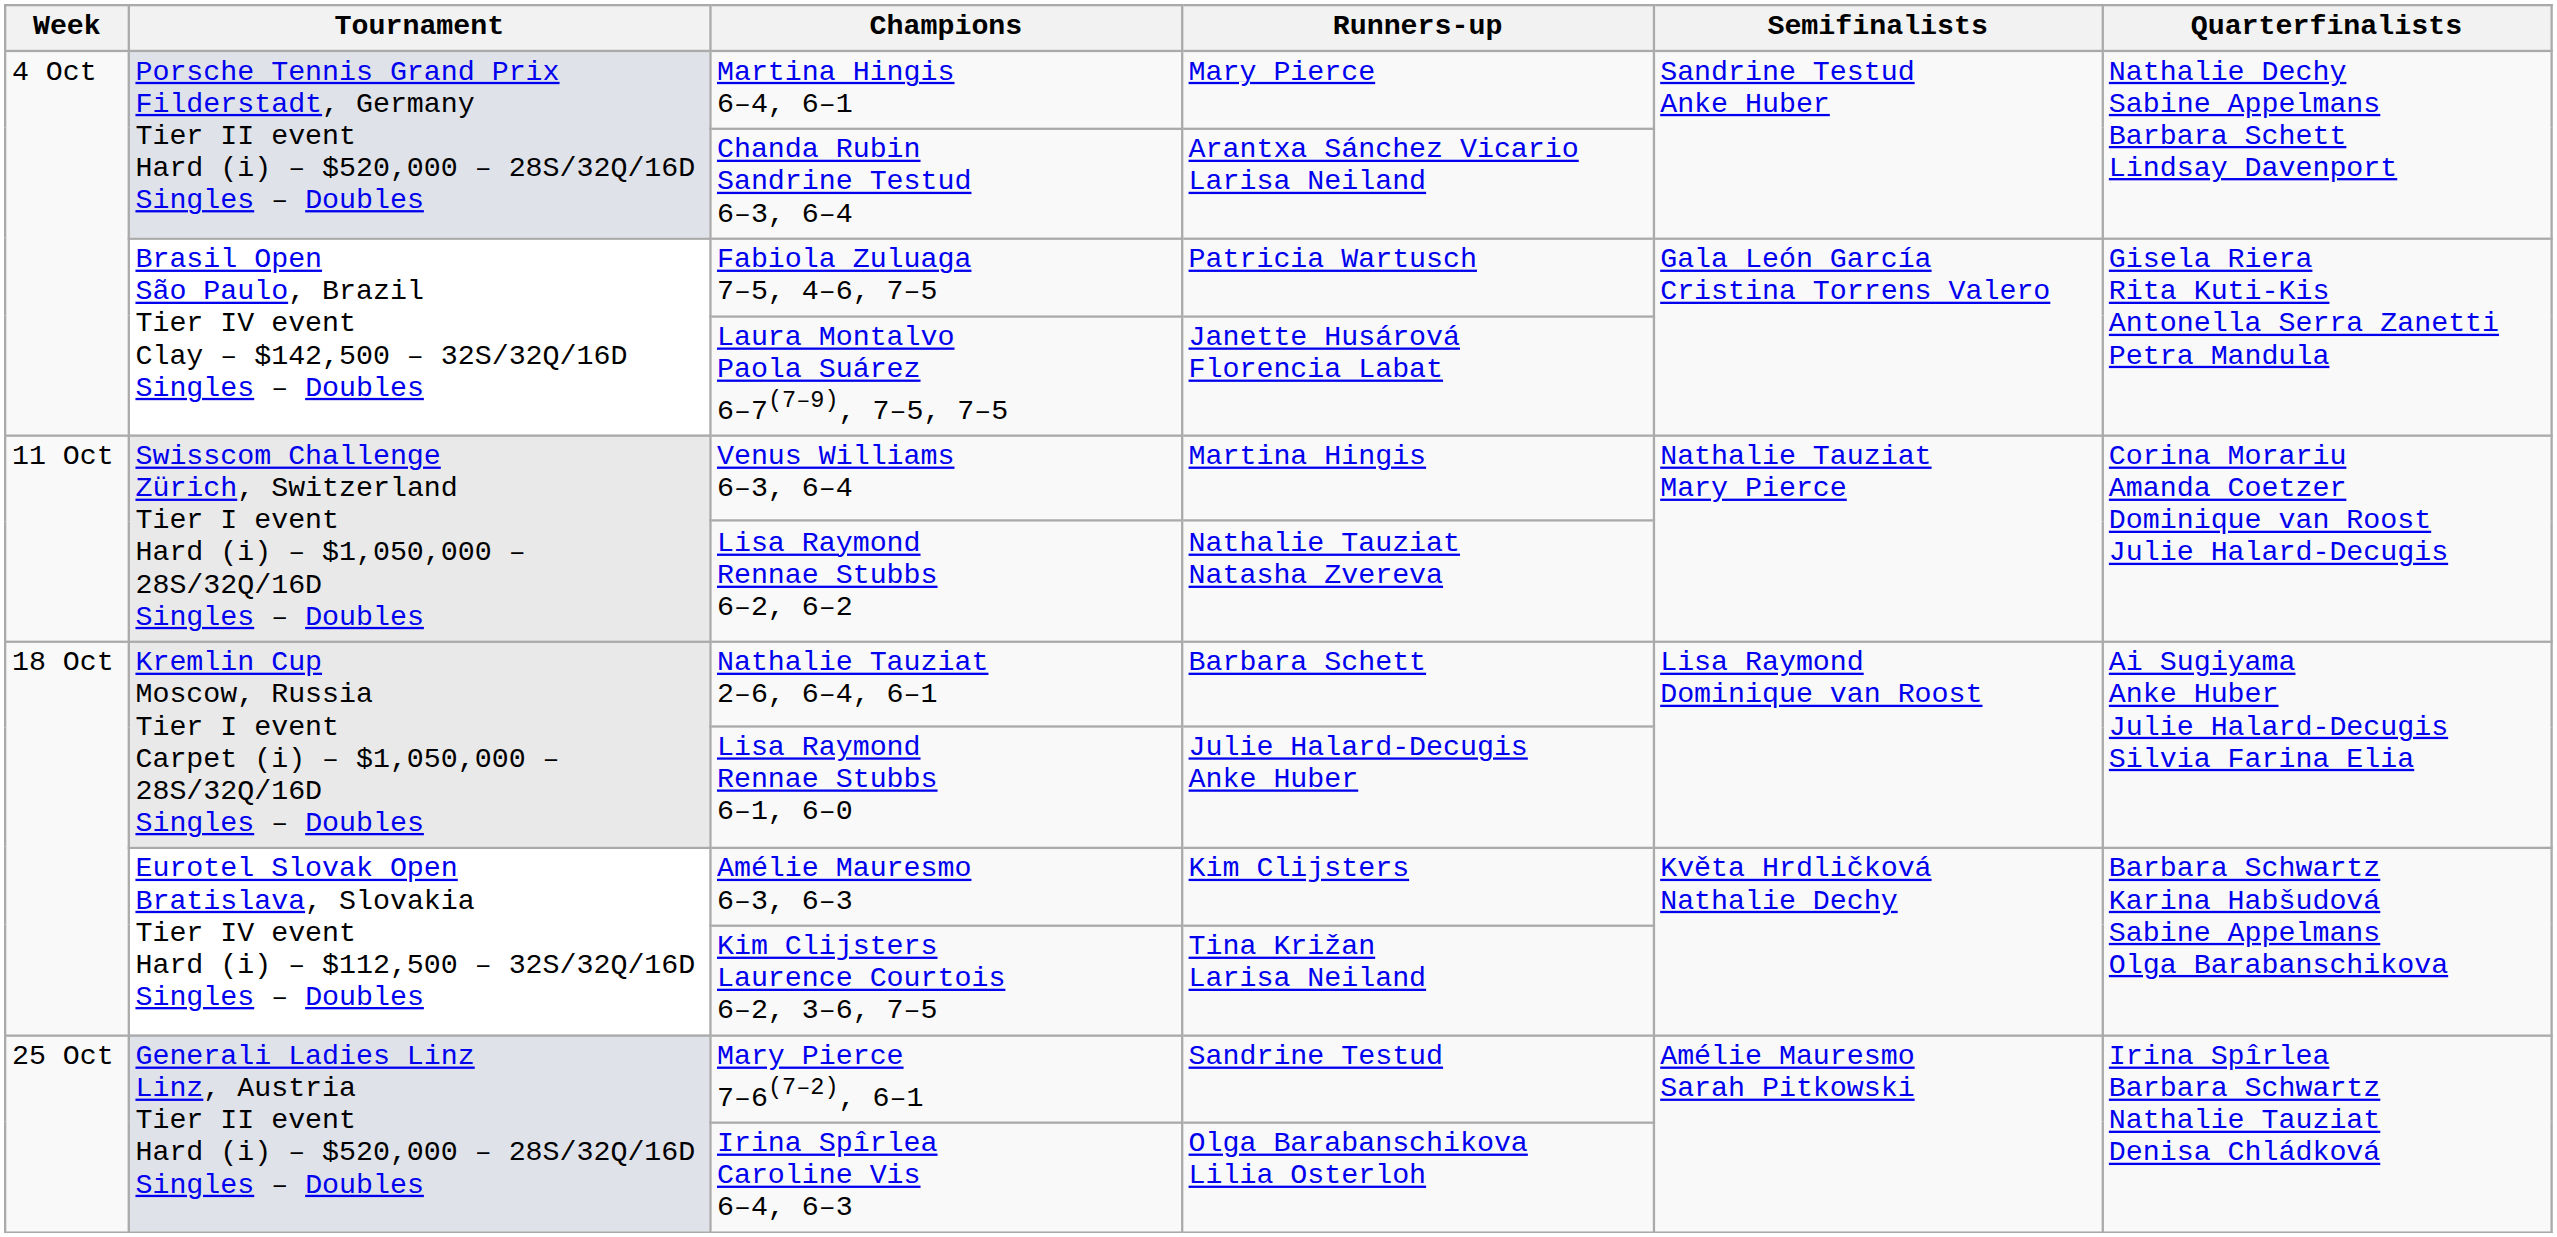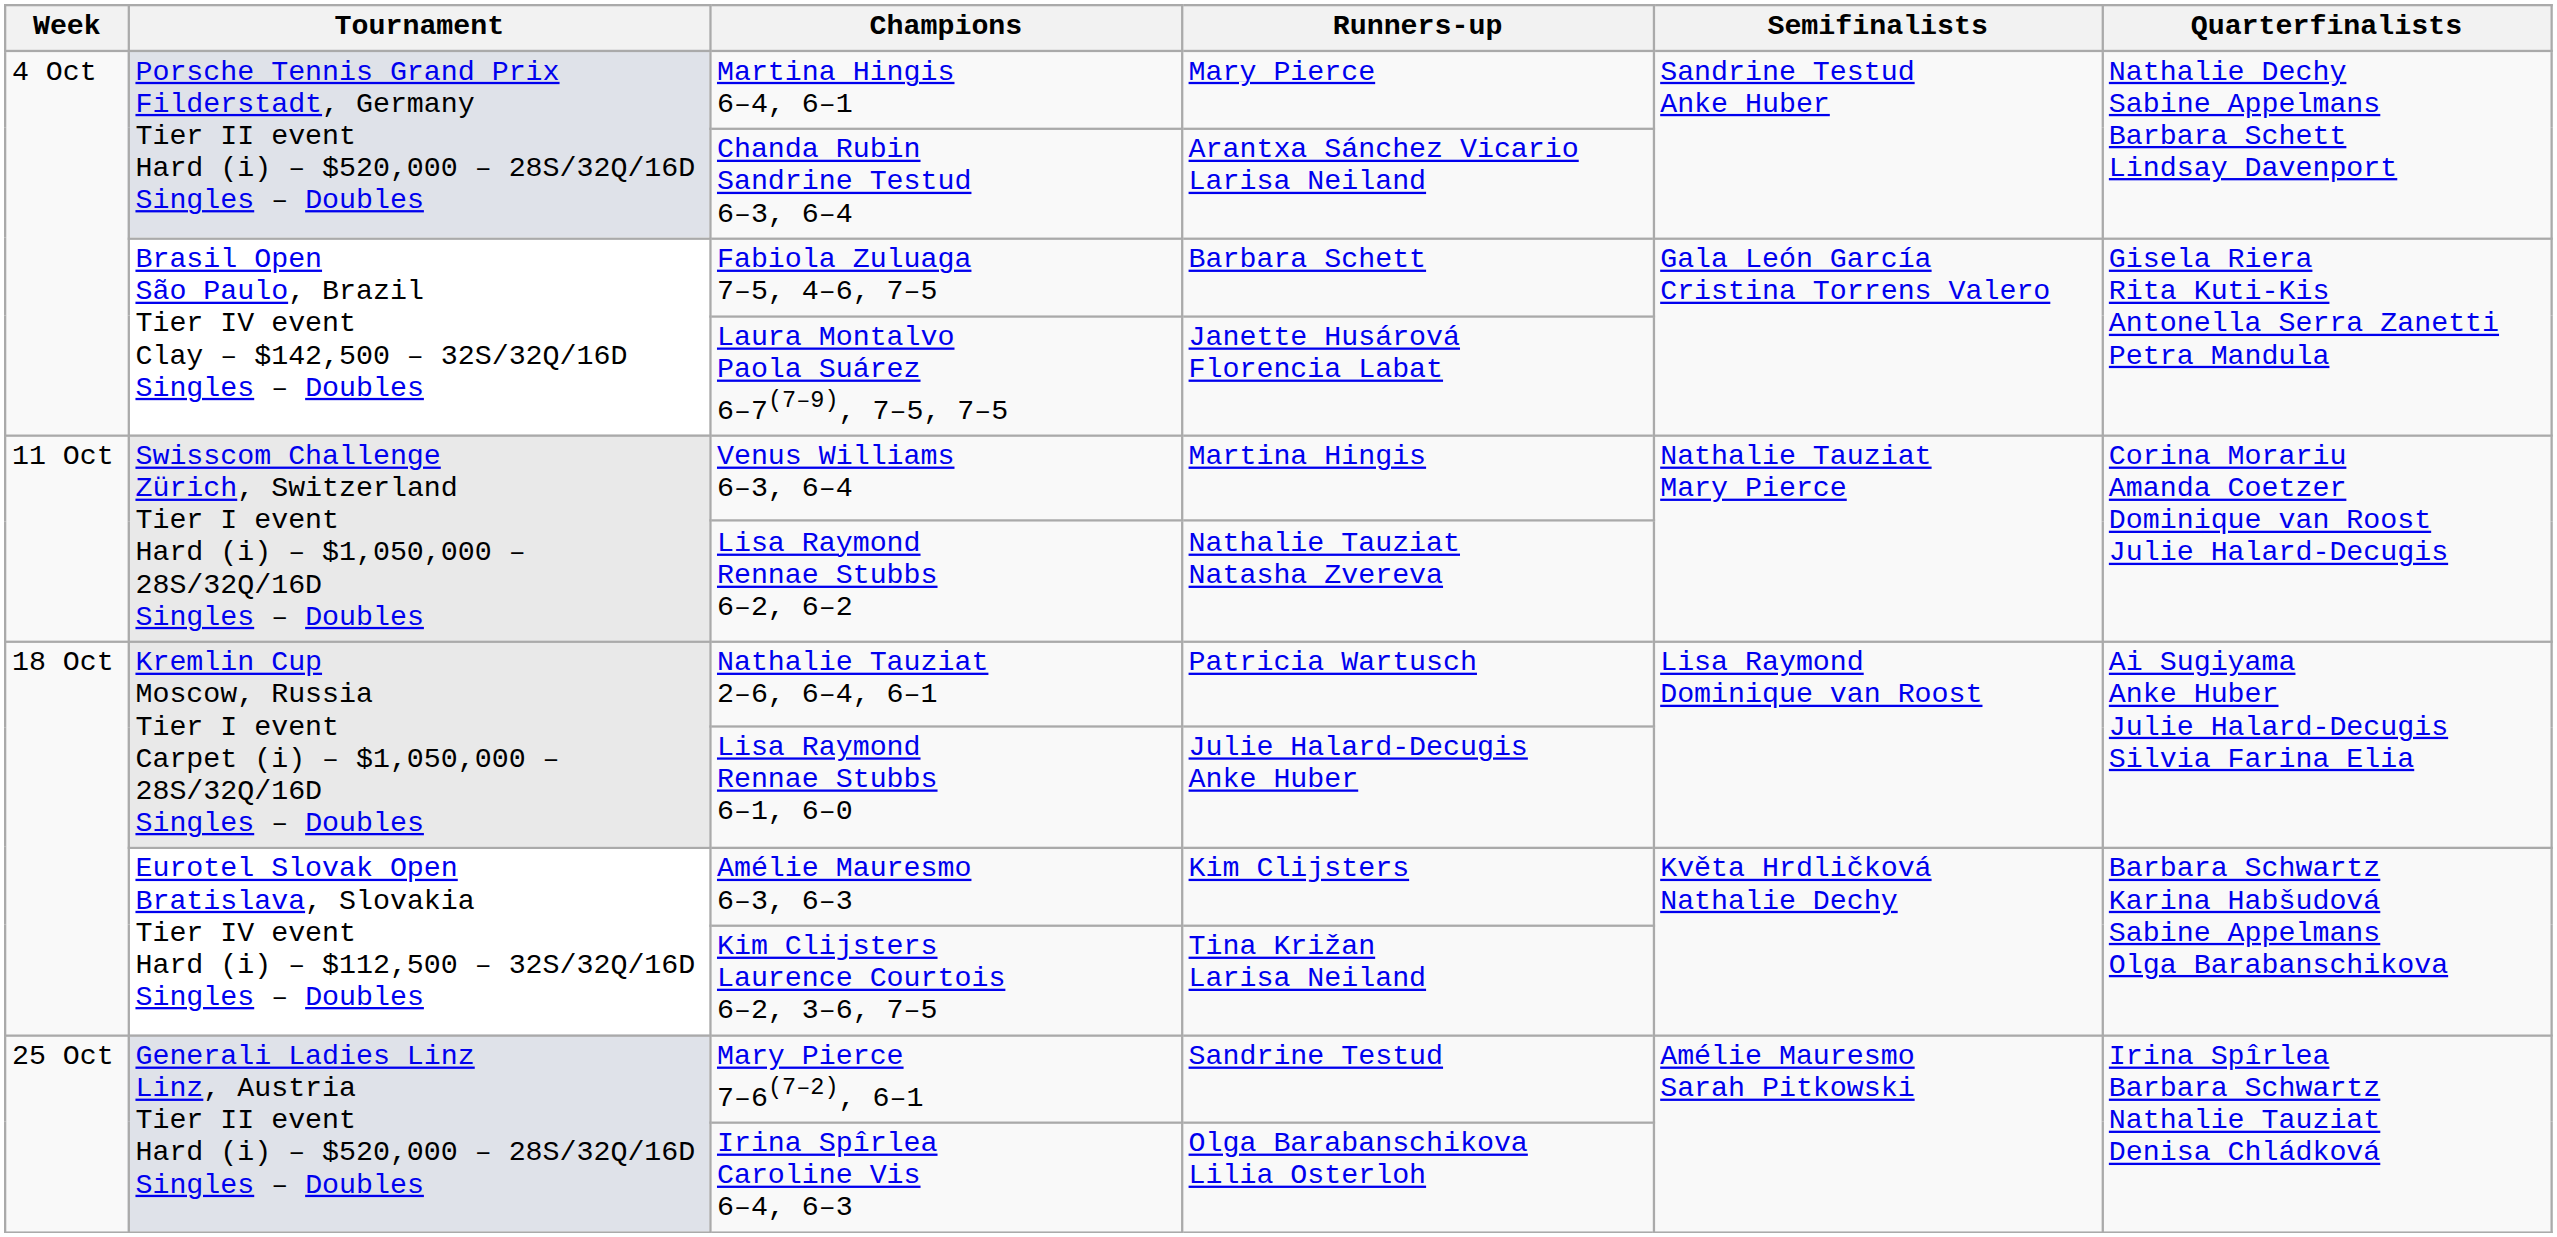(1333, 261) Patricia Wartusch -> (1307, 261) Barbara Schett
(1307, 664) Barbara Schett -> (1333, 664) Patricia Wartusch
